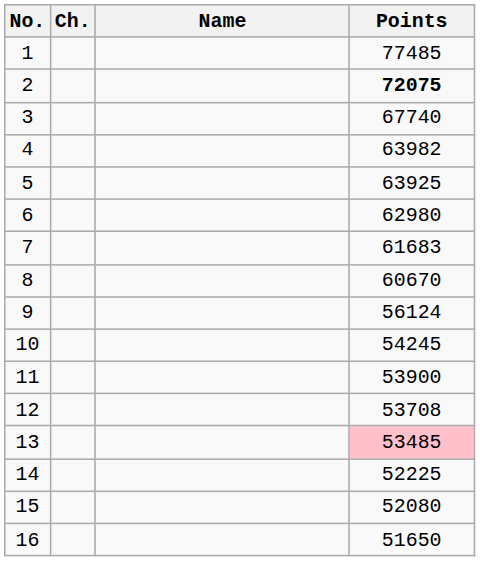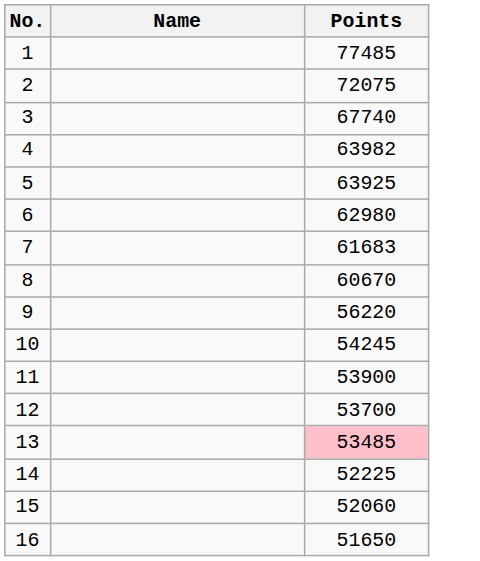- column: (73, 21)
(412, 86) bold -> (366, 86) normal
(412, 313) 56124 -> (366, 313) 56220
(412, 410) 53708 -> (366, 410) 53700
(412, 507) 52080 -> (366, 507) 52060
